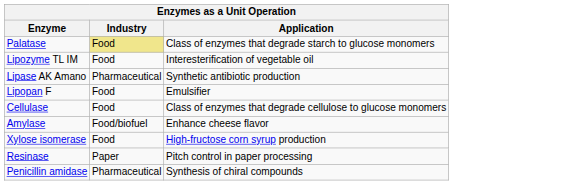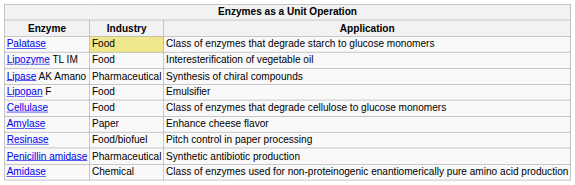(233, 76) Synthetic antibiotic production -> (234, 76) Synthesis of chiral compounds
(120, 124) Food/biofuel -> (105, 124) Paper
- row: (46, 140)
(105, 156) Paper -> (120, 140) Food/biofuel
(234, 172) Synthesis of chiral compounds -> (233, 156) Synthetic antibiotic production
+ row: (26, 172)
